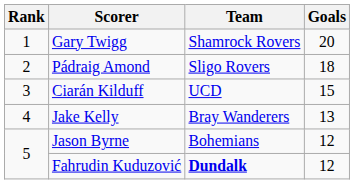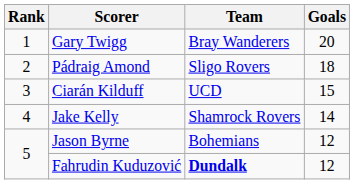(244, 41) Shamrock Rovers -> (239, 41) Bray Wanderers
(239, 116) Bray Wanderers -> (244, 116) Shamrock Rovers
(327, 116) 13 -> (327, 116) 14
